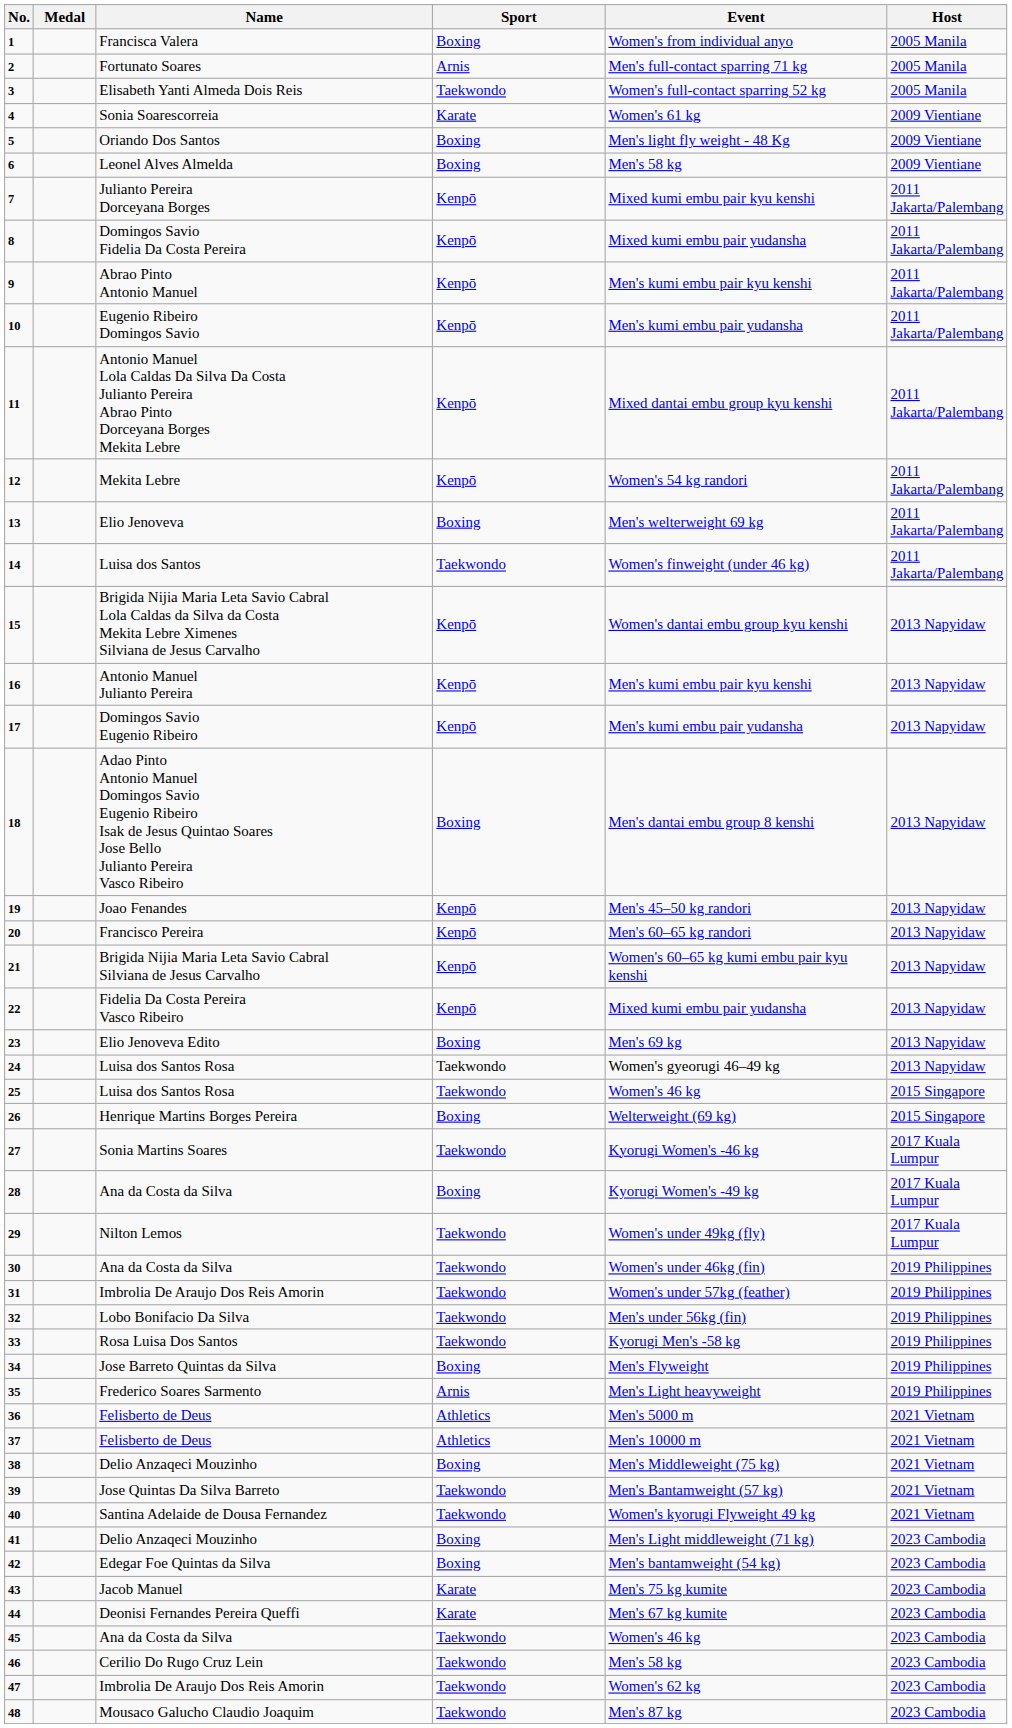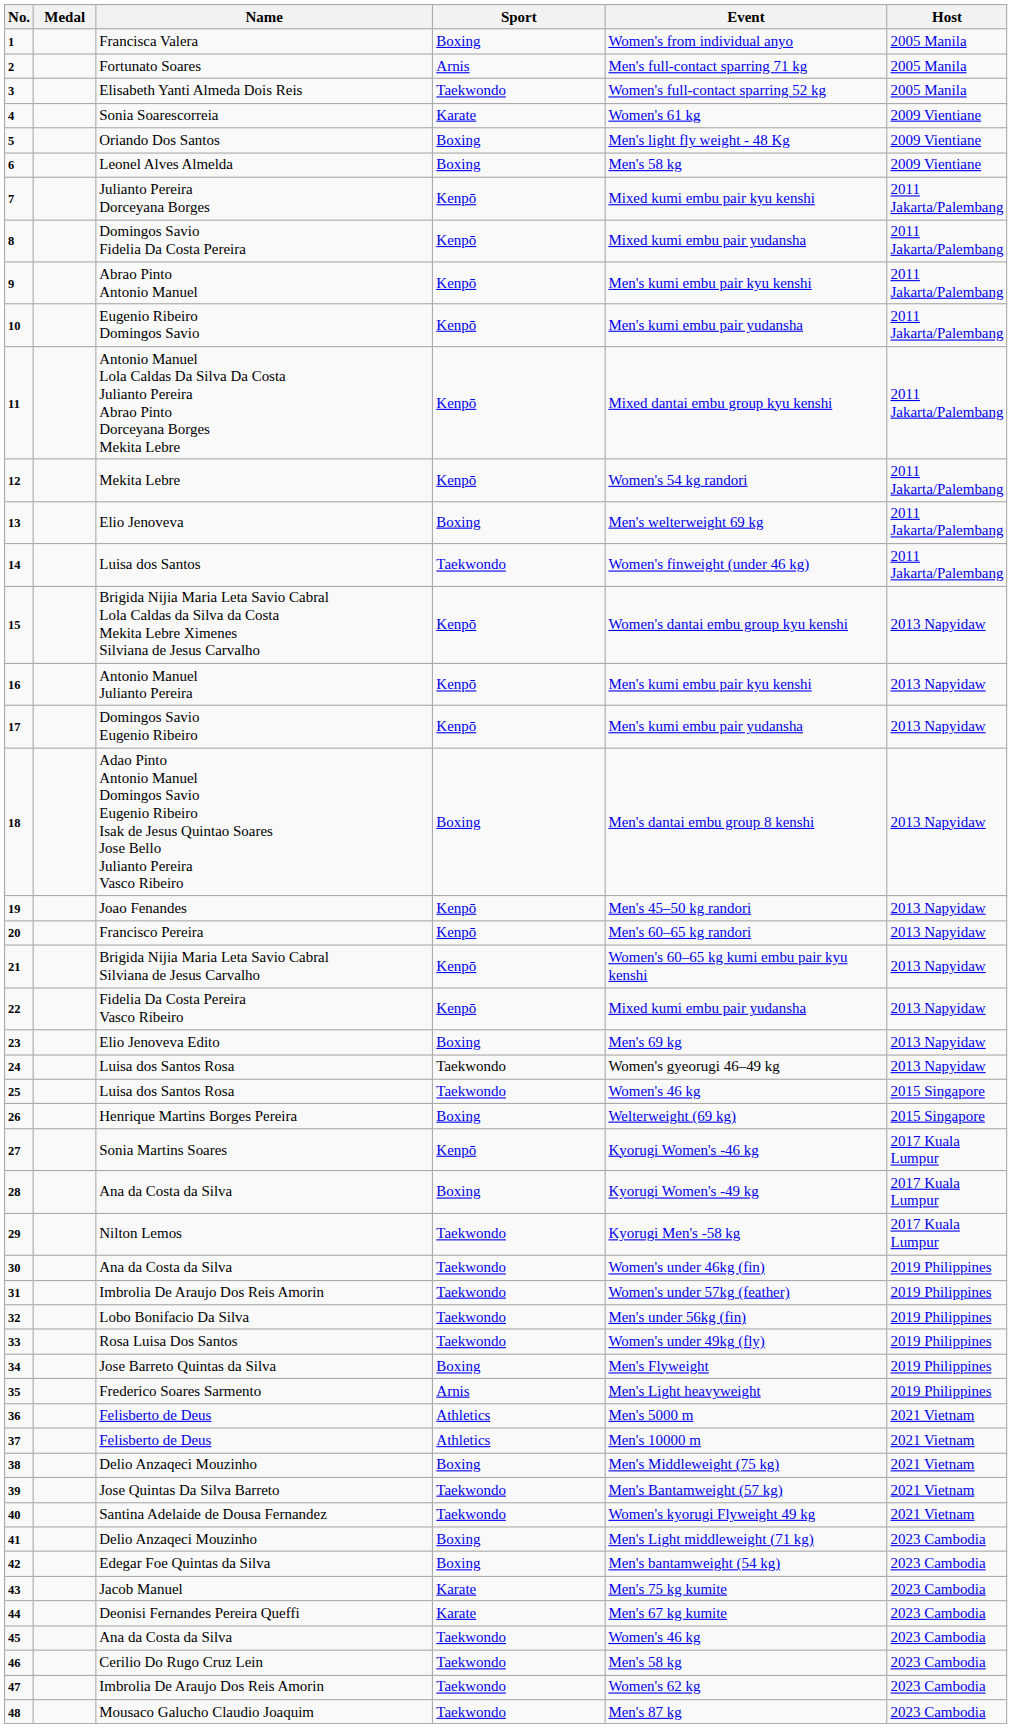(471, 1149) Taekwondo -> (456, 1149) Kenpō
(687, 1233) Women's under 49kg (fly) -> (674, 1233) Kyorugi Men's -58 kg
(674, 1341) Kyorugi Men's -58 kg -> (687, 1341) Women's under 49kg (fly)
